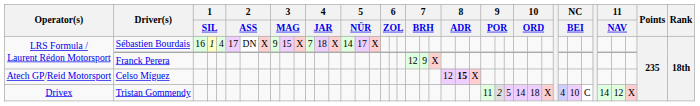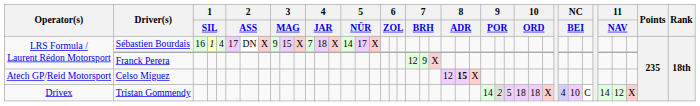(488, 92) 11 -> (488, 92) 14
(521, 92) 14 -> (521, 92) 18
